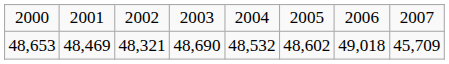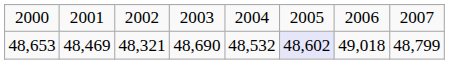(307, 45) no background -> (307, 45) lavender background
(417, 45) 45,709 -> (417, 45) 48,799
